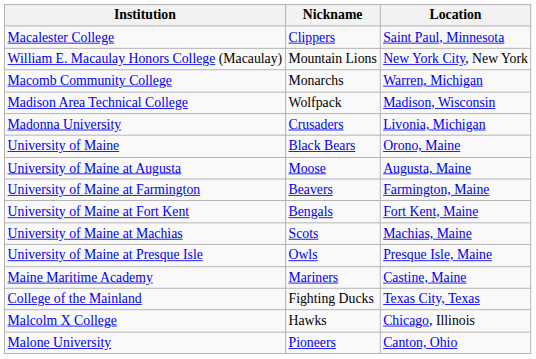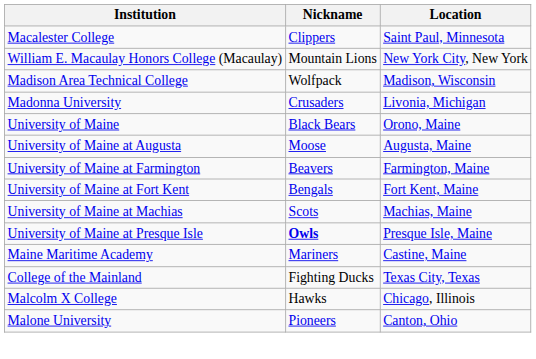- row: (90, 80)
(303, 255) normal -> (303, 233) bold
